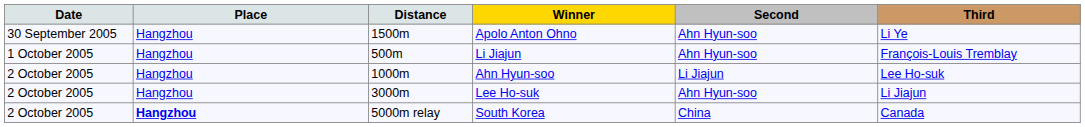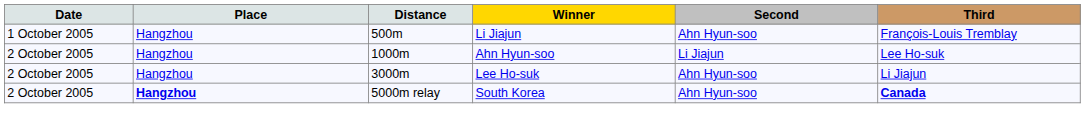- row: (526, 34)
(694, 113) China -> (718, 93) Ahn Hyun-soo
(902, 113) normal -> (903, 93) bold
